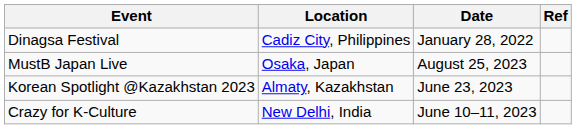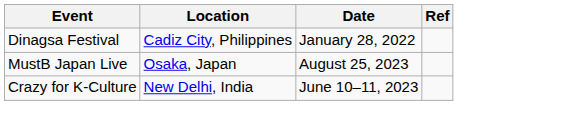- row: (131, 87)
